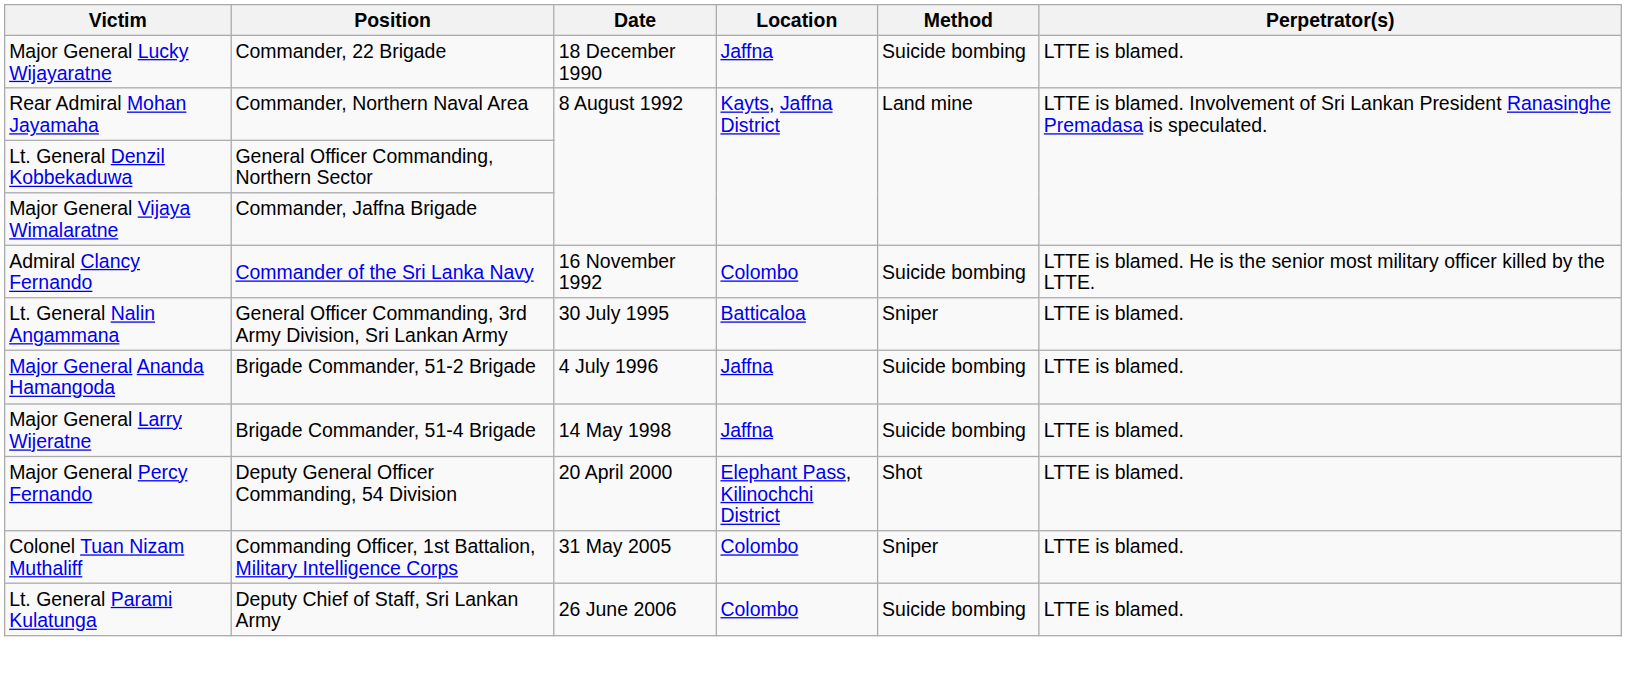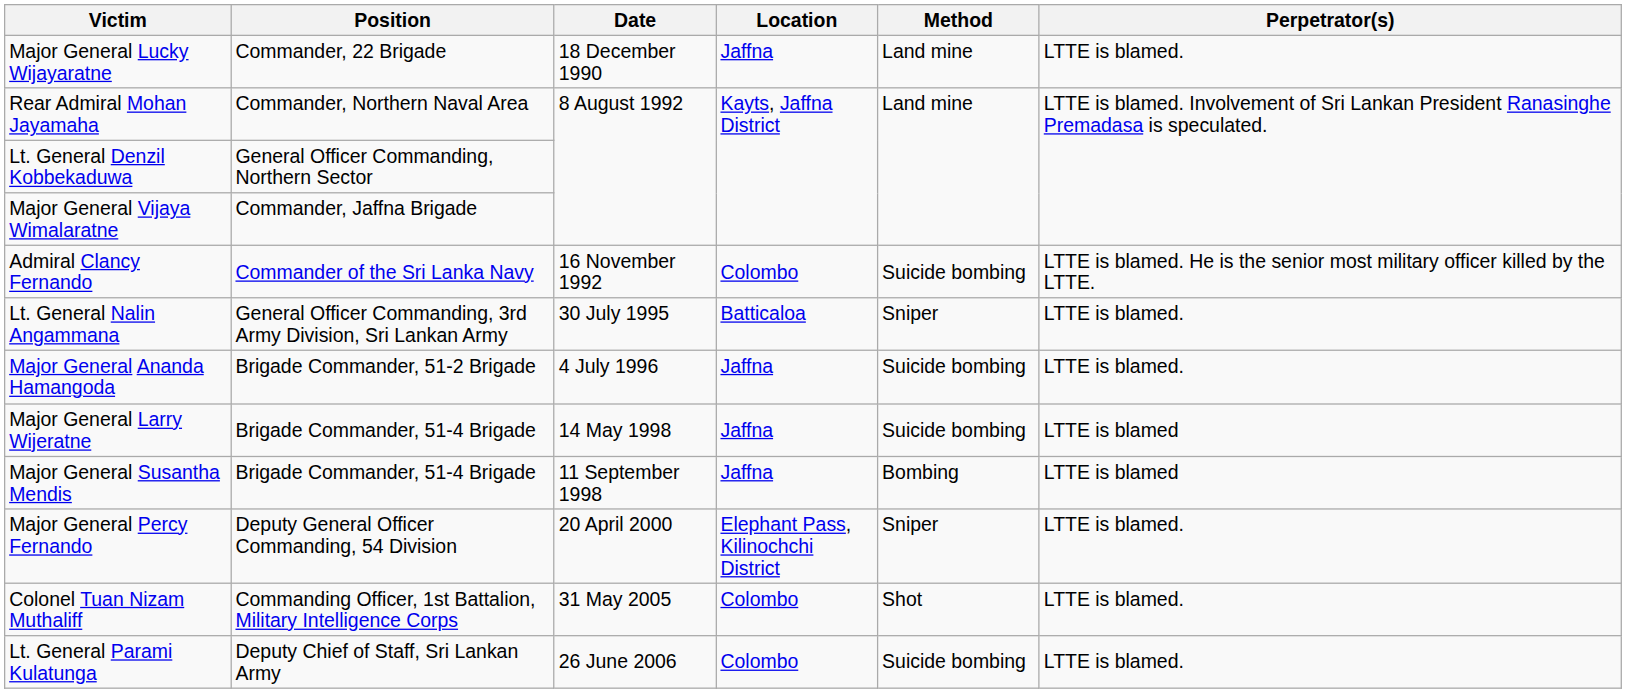(954, 51) Suicide bombing -> (928, 51) Land mine
(1114, 430) LTTE is blamed. -> (1111, 430) LTTE is blamed
+ row: (115, 482)
(902, 472) Shot -> (910, 524) Sniper
(910, 546) Sniper -> (902, 598) Shot
